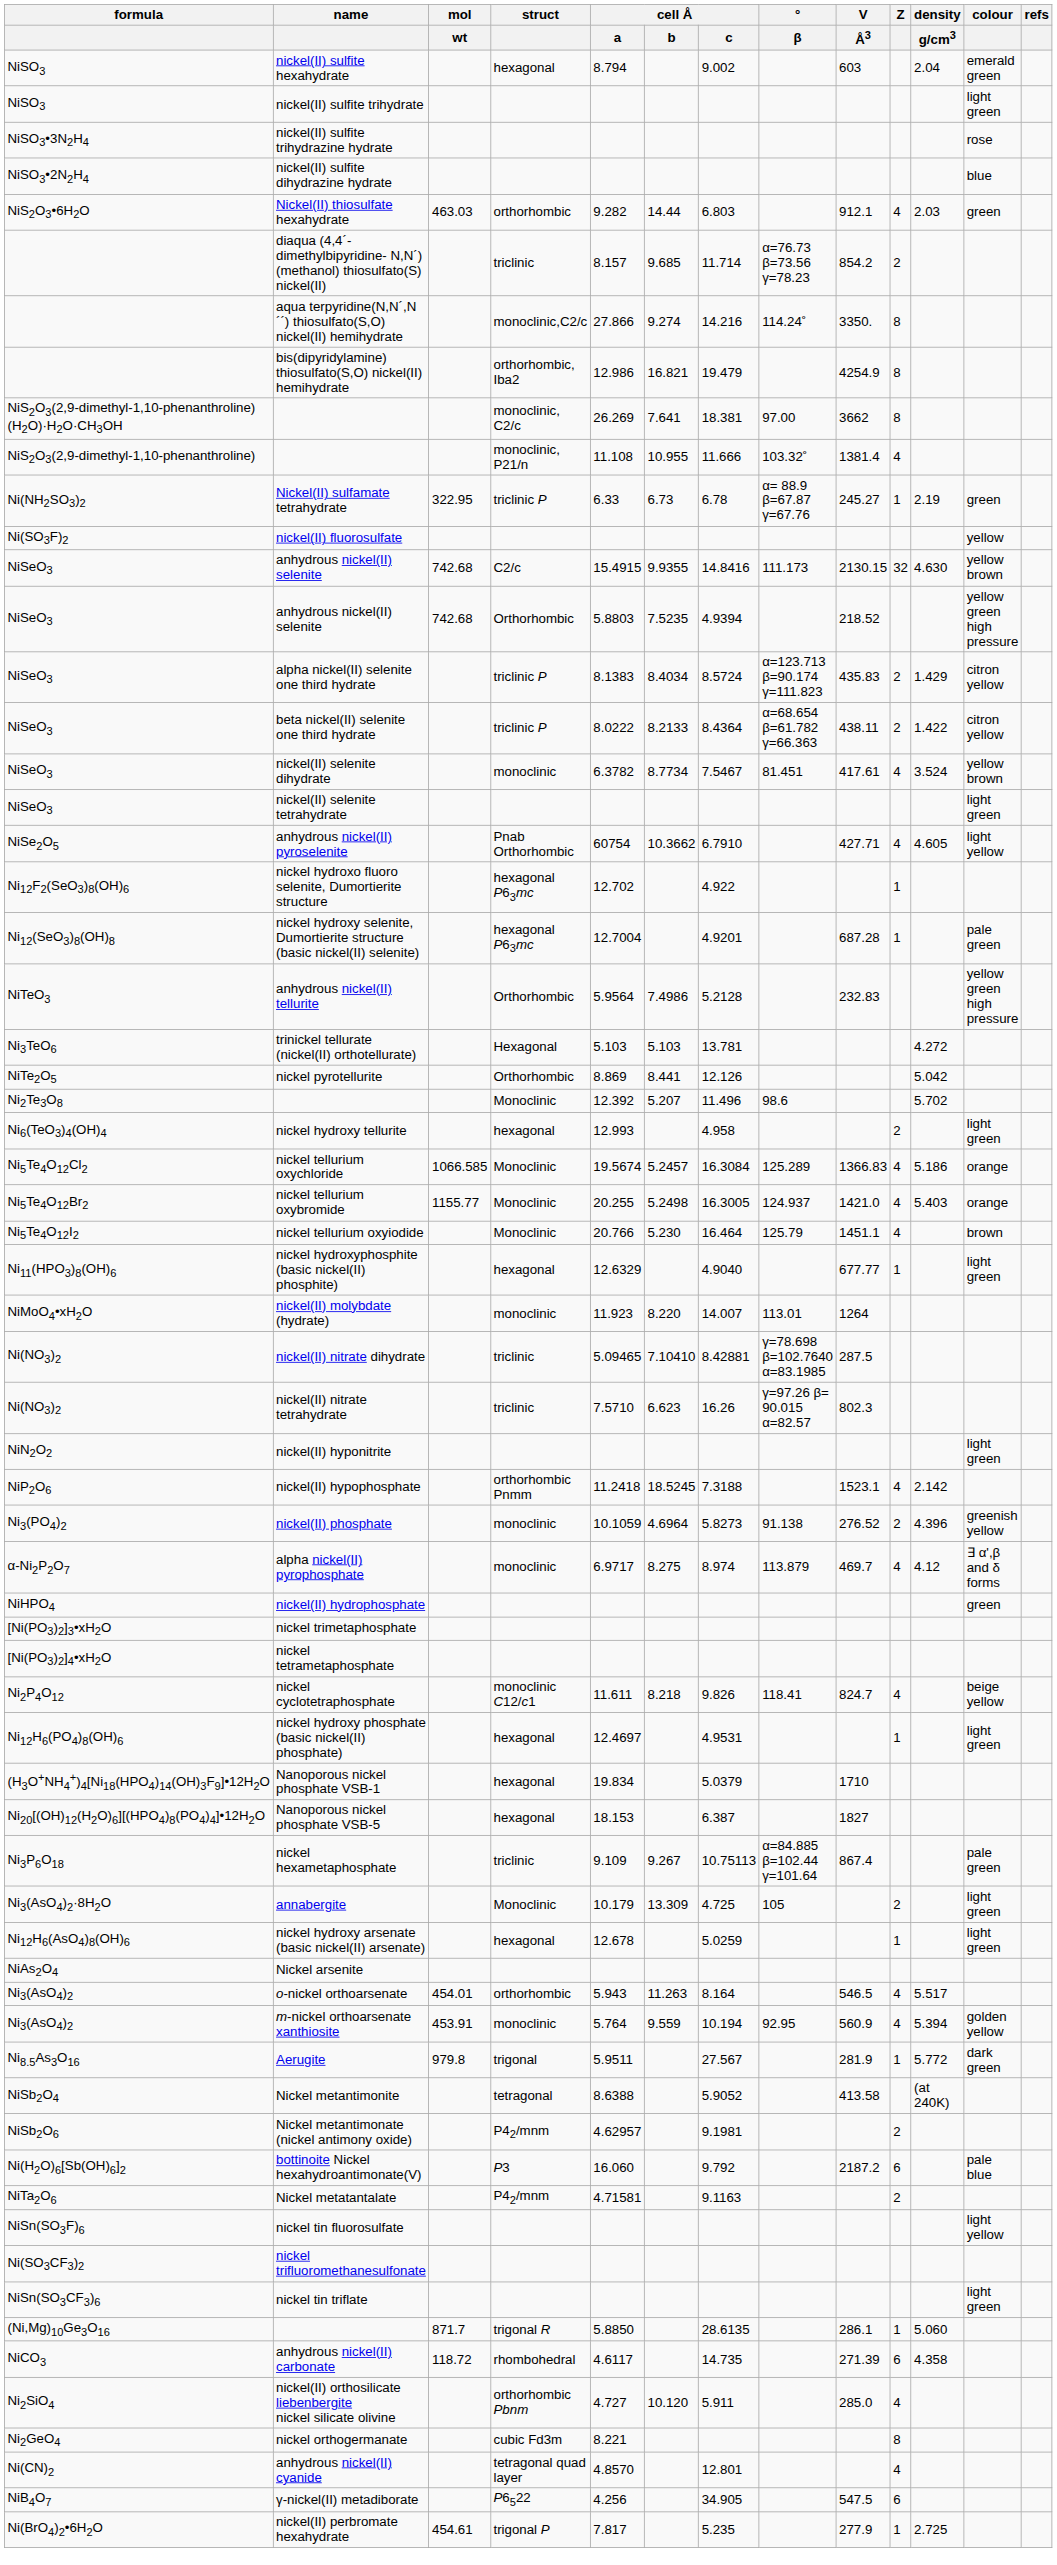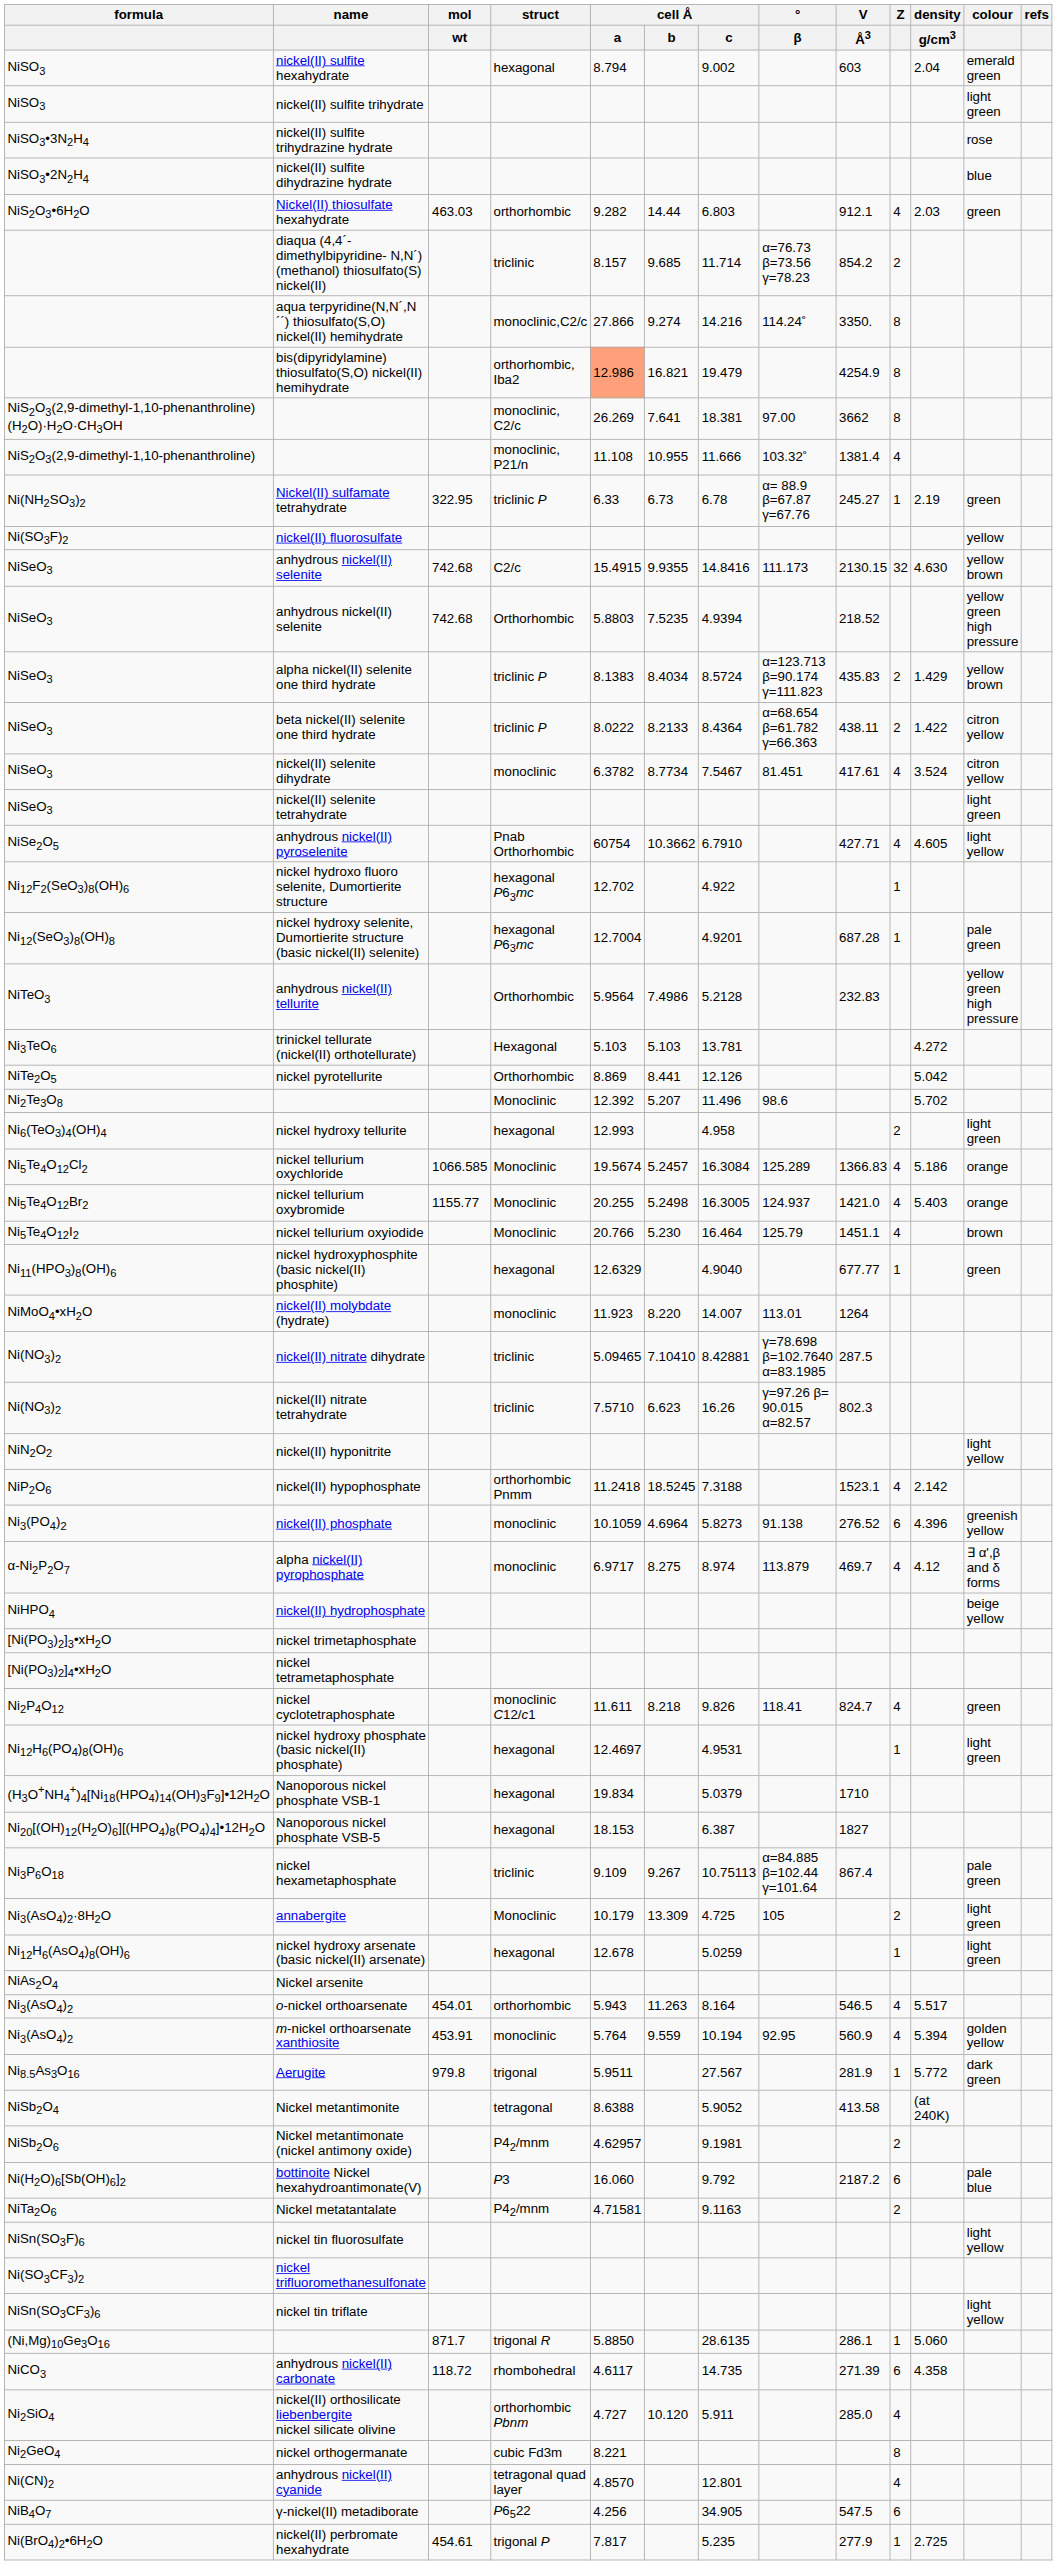(614, 372) no background -> (614, 372) lightsalmon background
(985, 677) citron yellow -> (985, 677) yellow brown
(985, 771) yellow brown -> (985, 771) citron yellow
(984, 1270) light green -> (984, 1270) green
(984, 1451) light green -> (985, 1451) light yellow
(897, 1523) 2 -> (897, 1523) 6
(984, 1605) green -> (985, 1611) beige yellow
(985, 1694) beige yellow -> (984, 1706) green
(984, 2299) light green -> (985, 2311) light yellow
